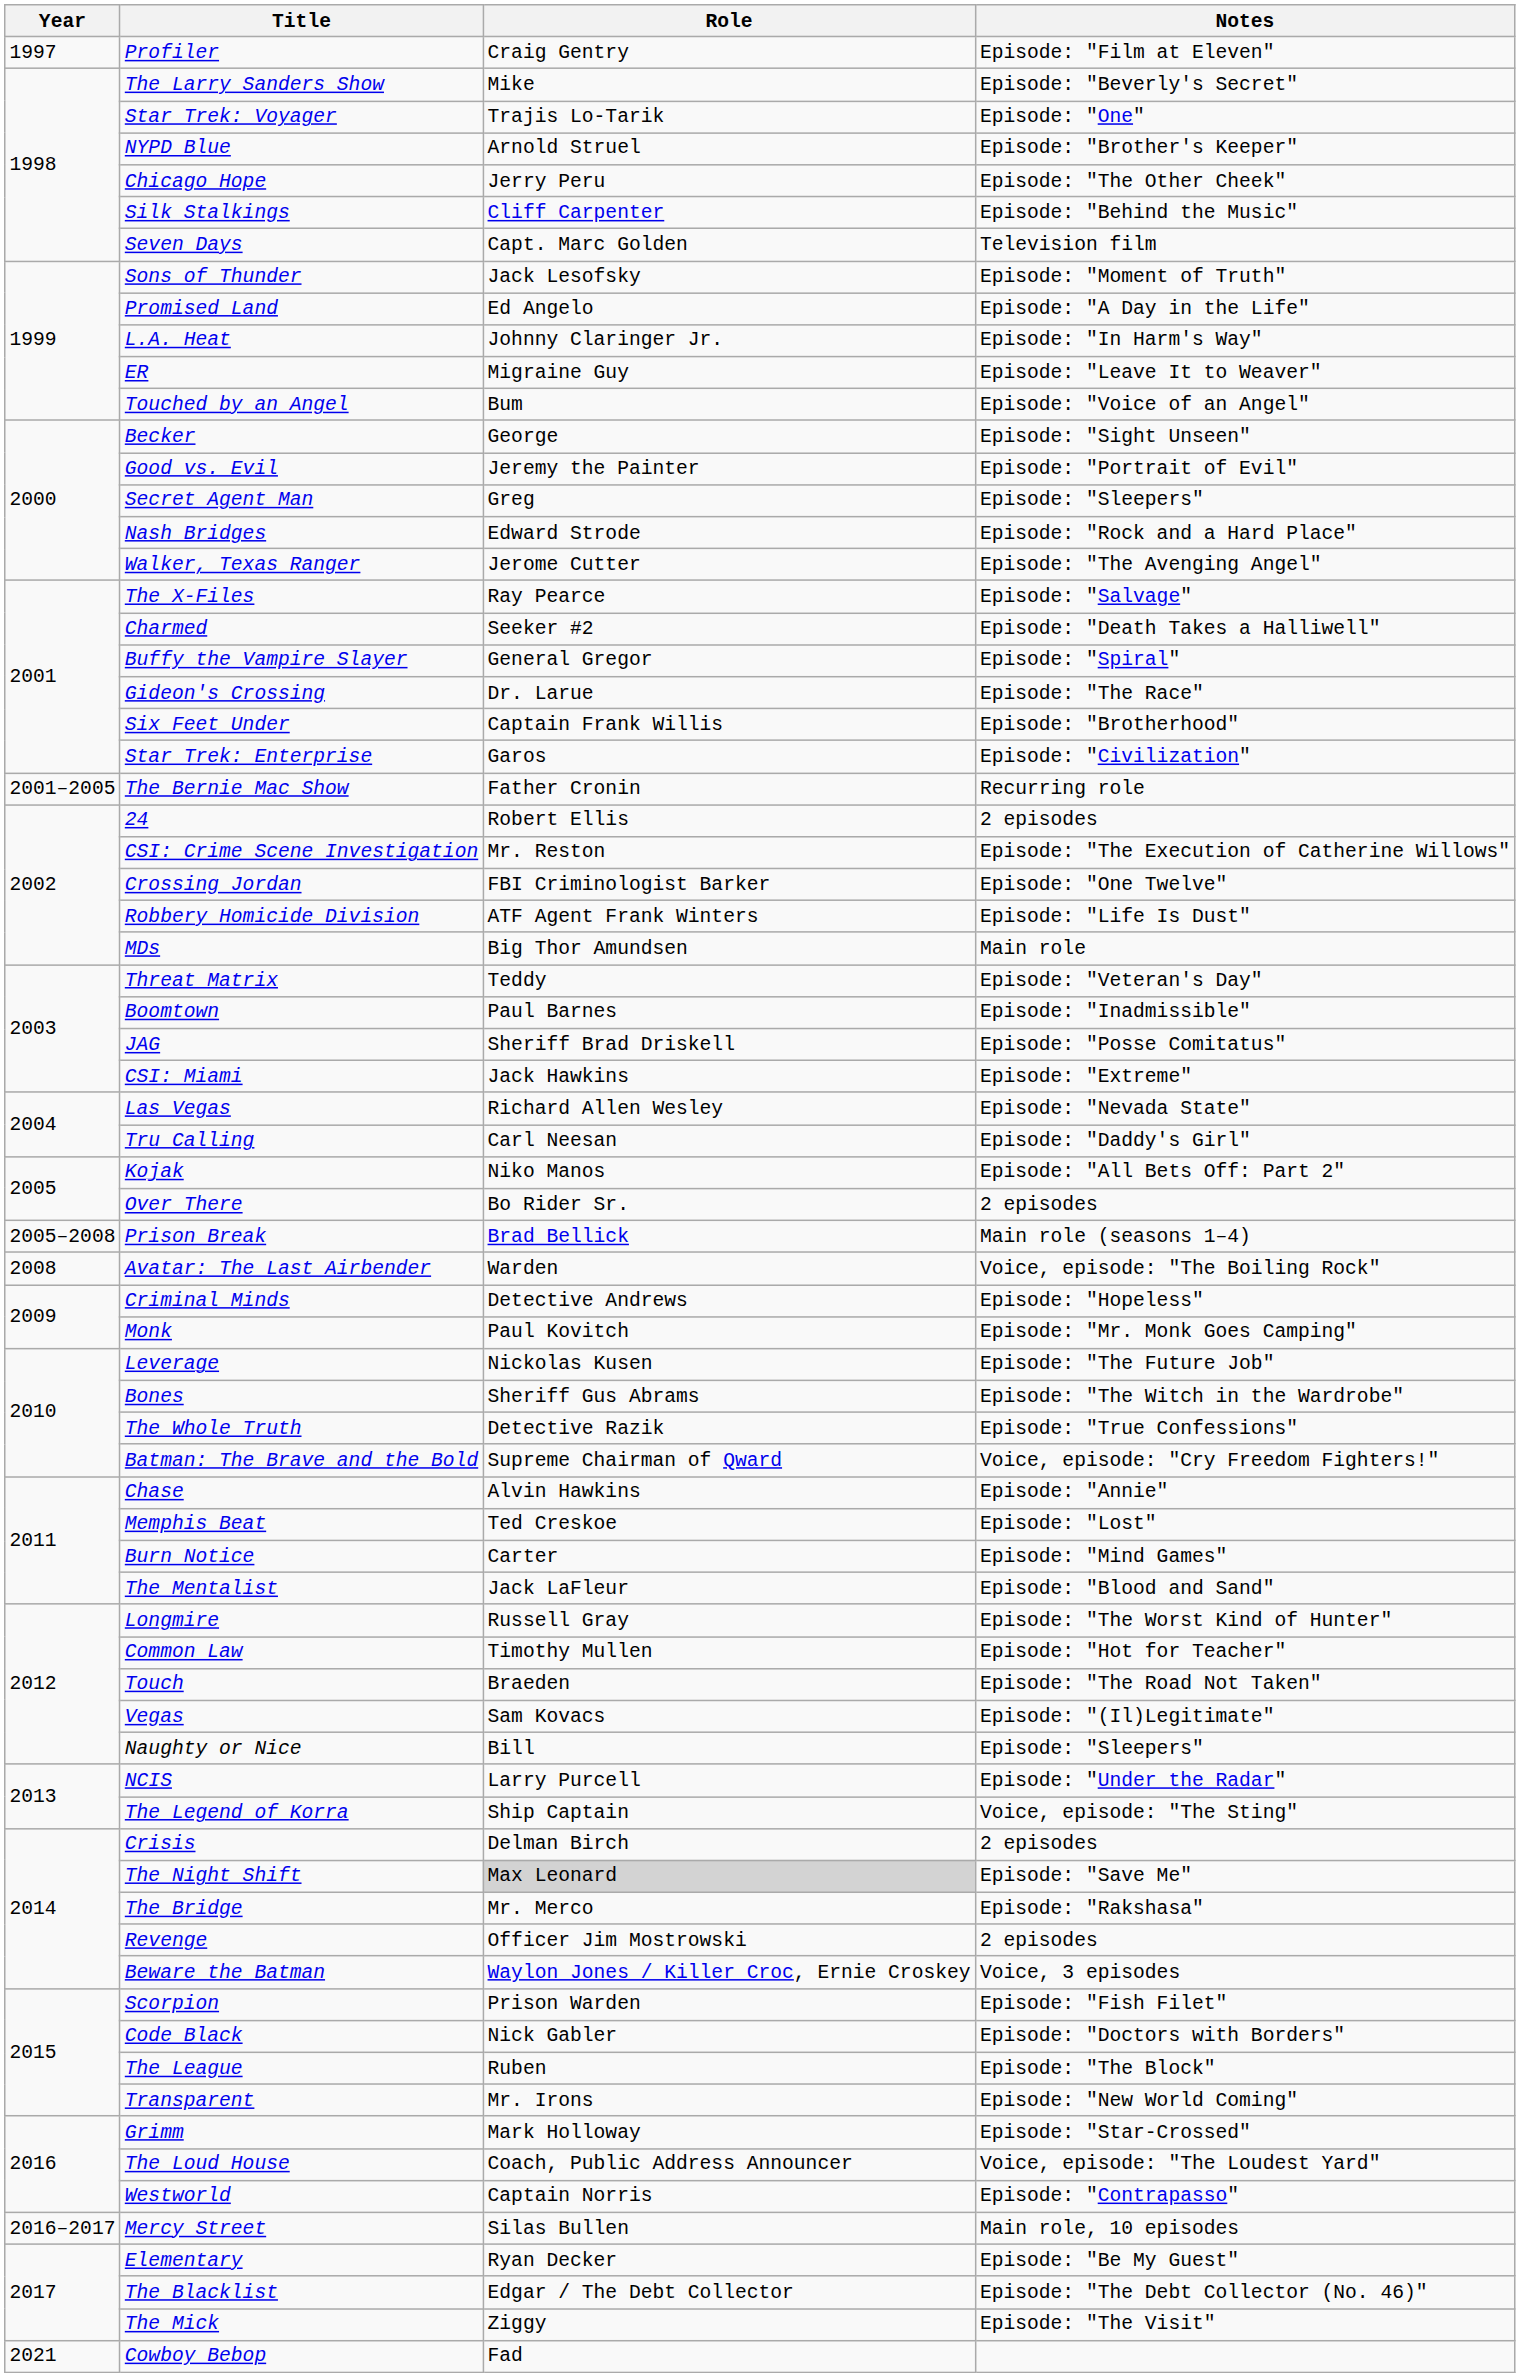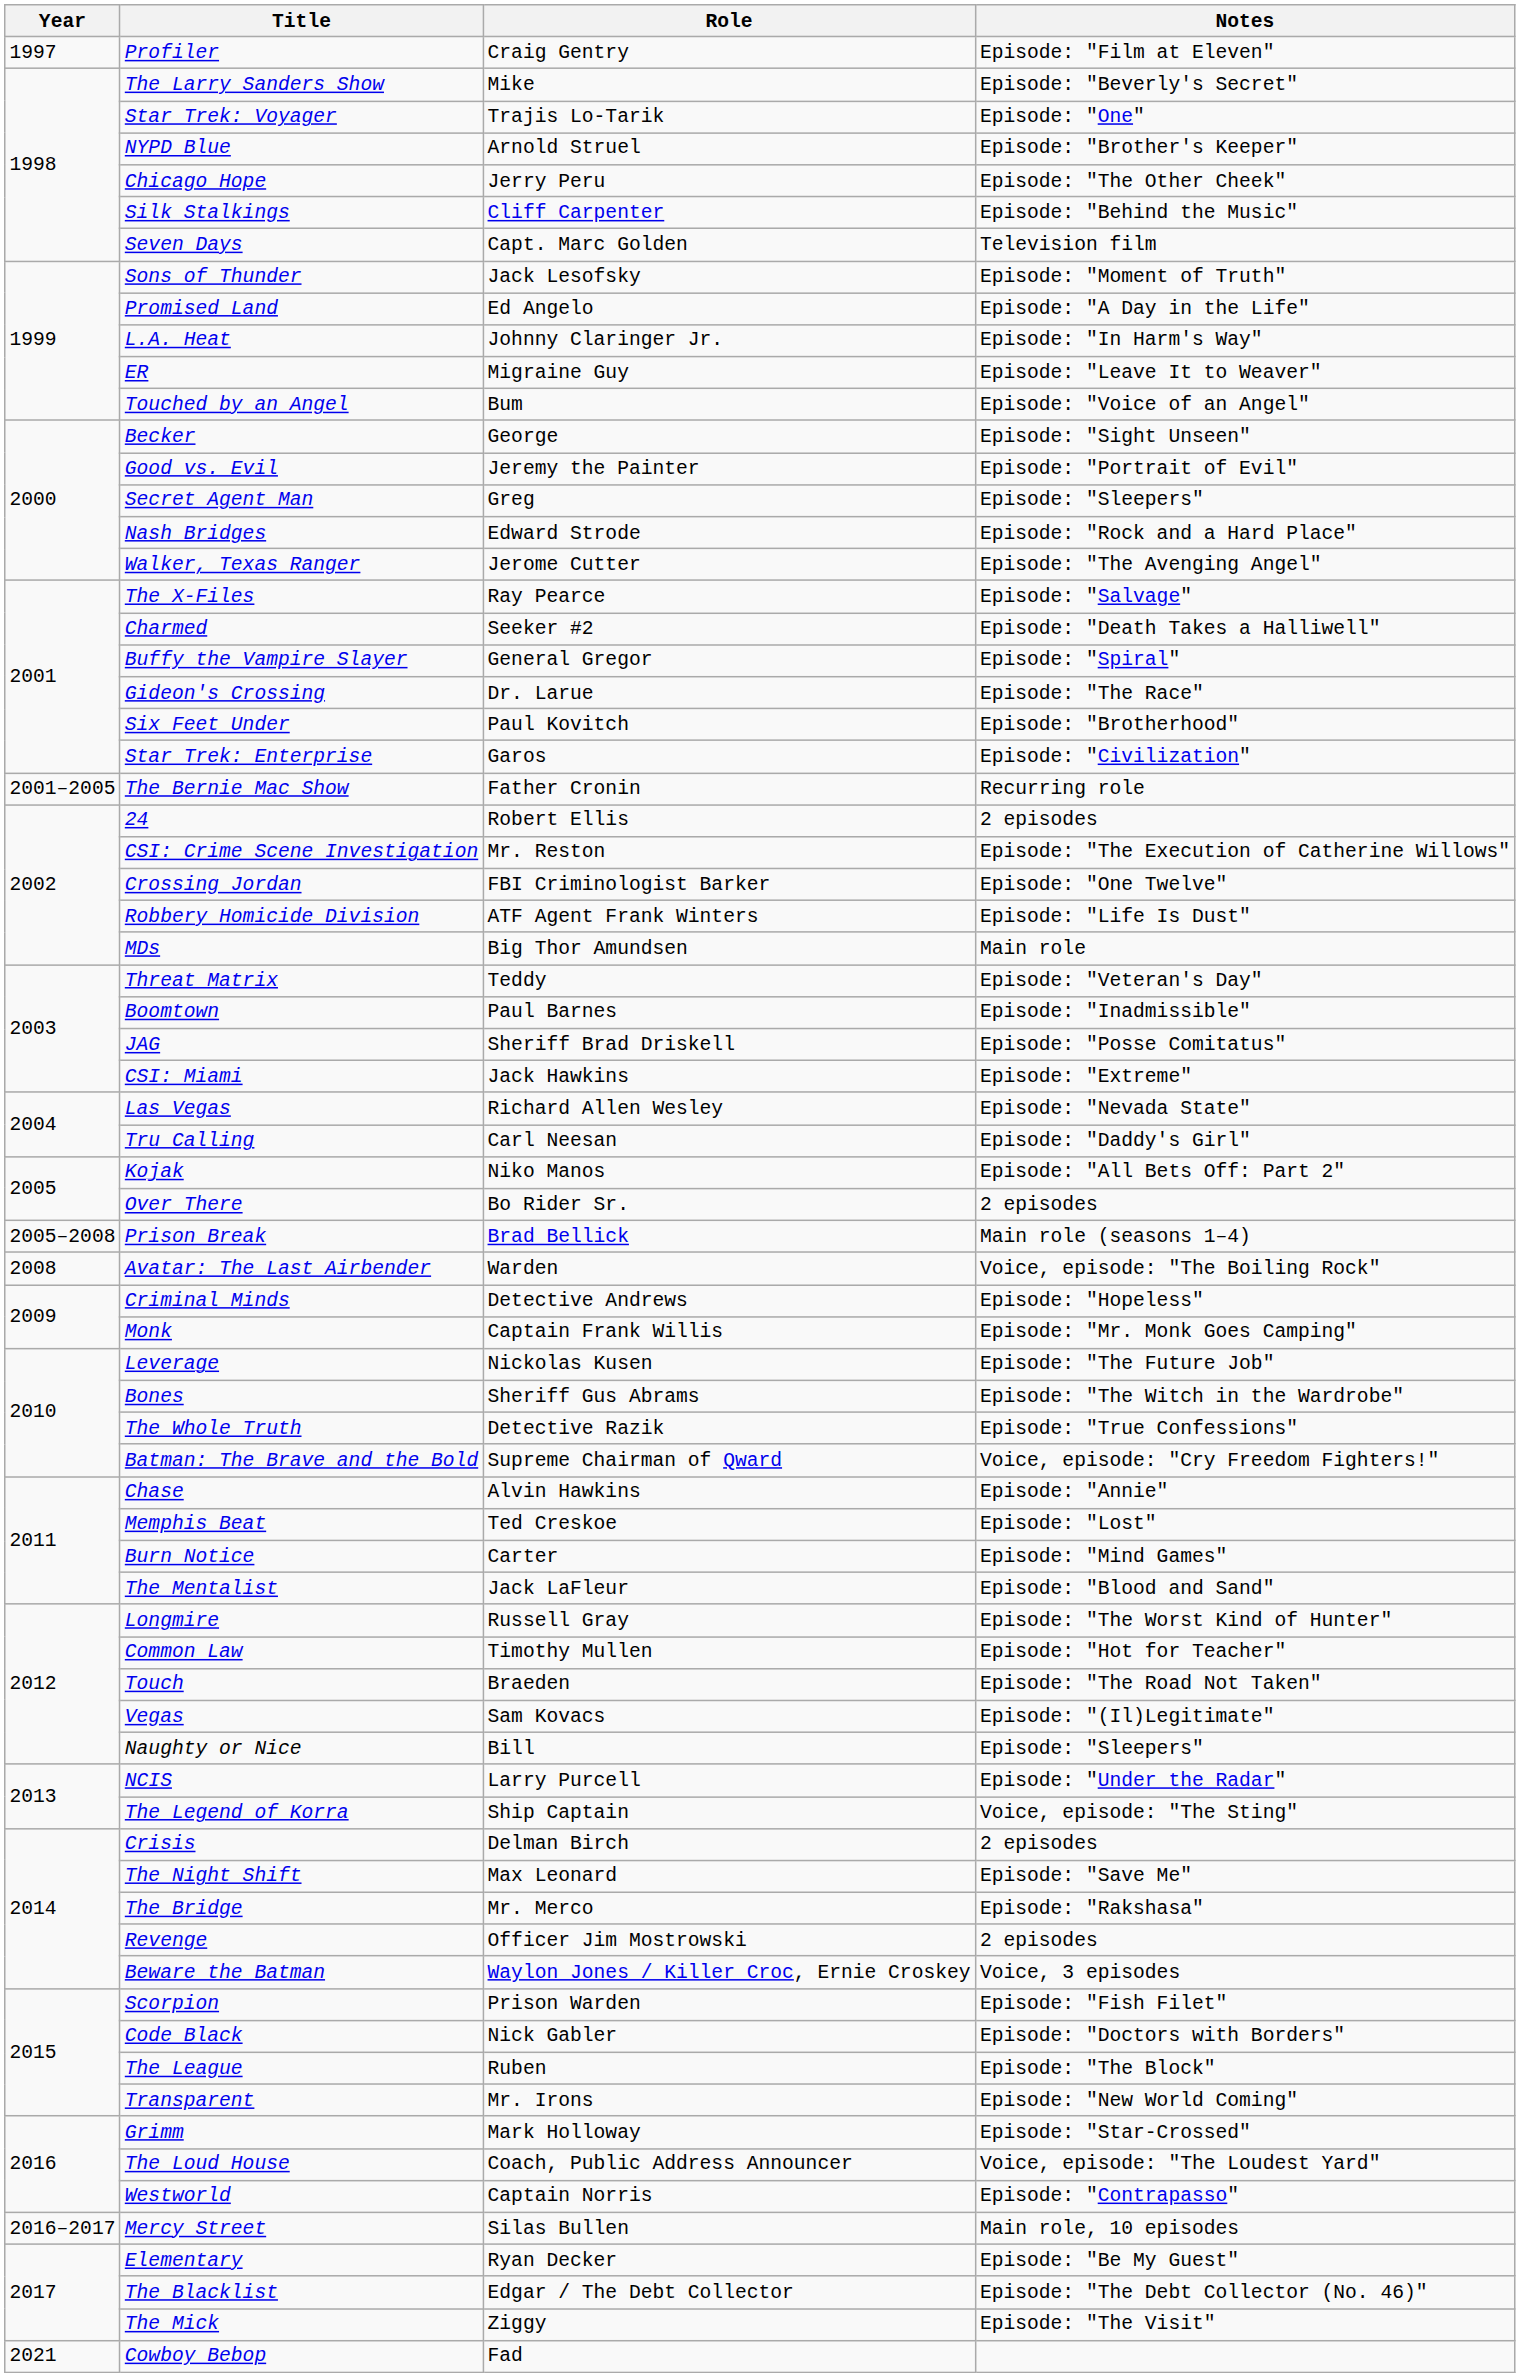(605, 725) Captain Frank Willis -> (558, 725) Paul Kovitch
(558, 1332) Paul Kovitch -> (605, 1332) Captain Frank Willis
(552, 1876) lightgrey background -> (552, 1876) no background
